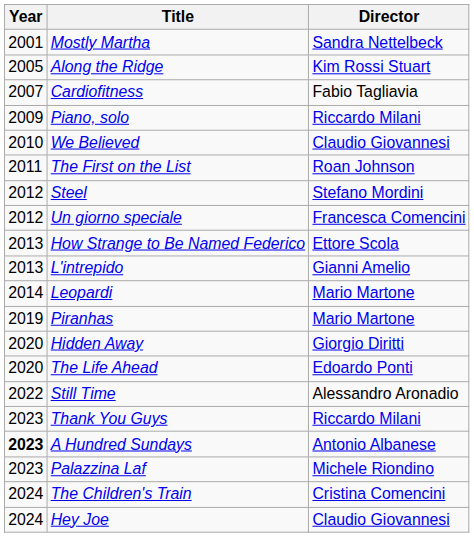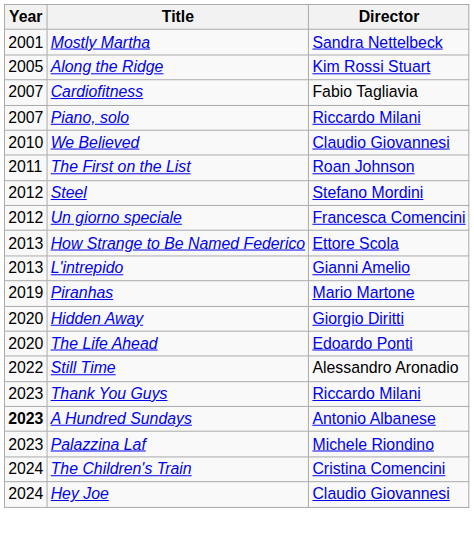(26, 117) 2009 -> (26, 117) 2007
- row: (82, 293)
